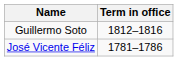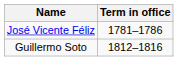rows swapped: (51, 47) <-> (51, 30)
